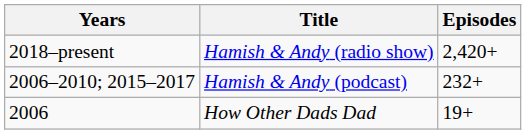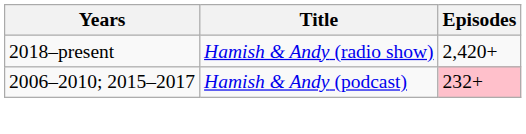(463, 81) no background -> (463, 81) pink background
- row: (290, 112)
